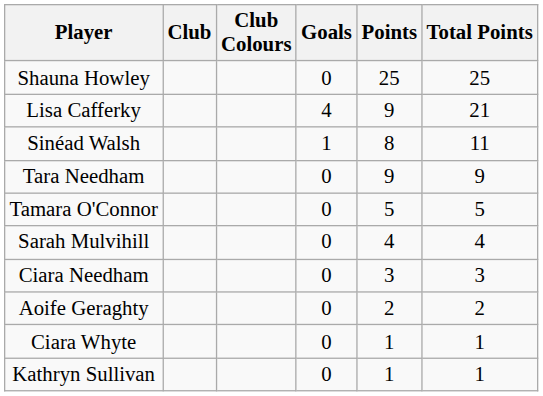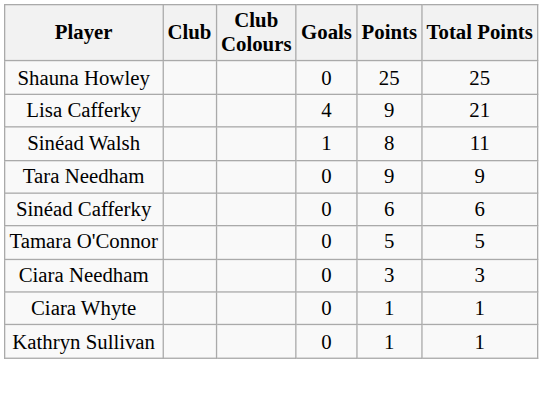+ row: (84, 209)
- row: (84, 242)
- row: (84, 308)
